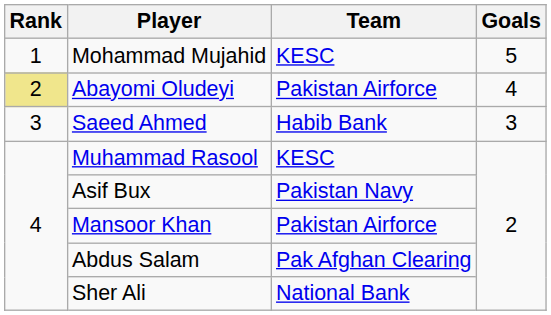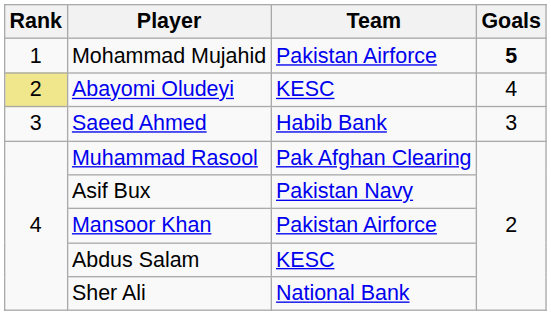(305, 55) KESC -> (356, 55) Pakistan Airforce
(511, 55) normal -> (511, 55) bold
(356, 89) Pakistan Airforce -> (305, 89) KESC
(305, 157) KESC -> (374, 157) Pak Afghan Clearing
(374, 259) Pak Afghan Clearing -> (305, 259) KESC
